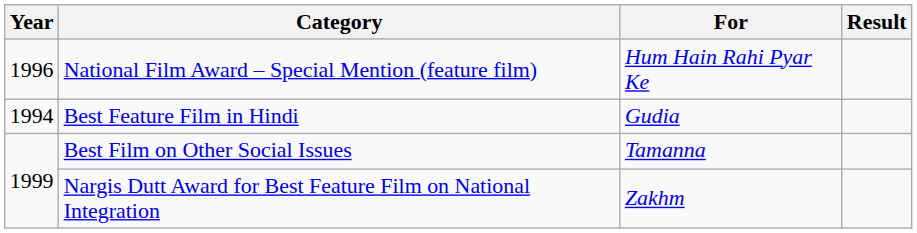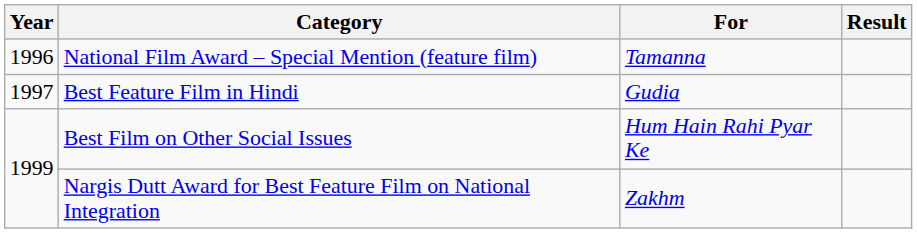(718, 68) Hum Hain Rahi Pyar Ke -> (665, 56) Tamanna
(32, 116) 1994 -> (32, 91) 1997
(665, 150) Tamanna -> (718, 138) Hum Hain Rahi Pyar Ke
